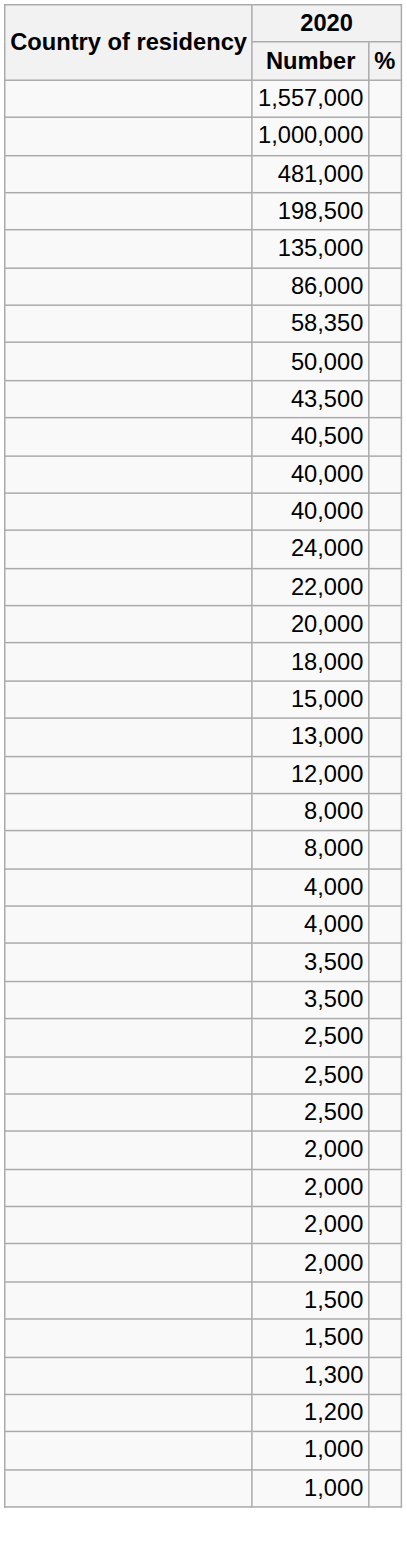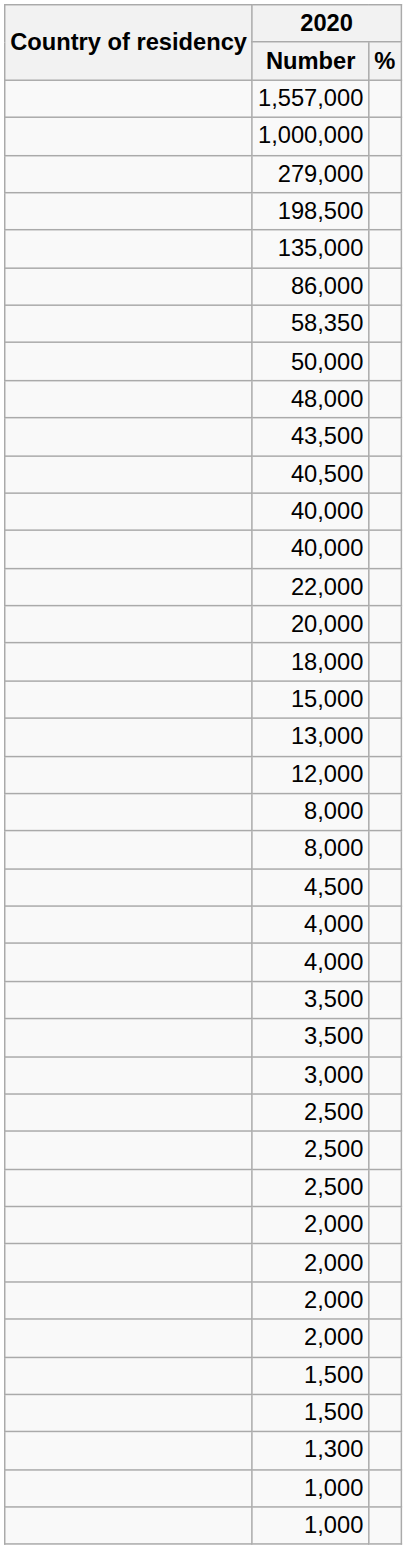- row: (129, 174)
+ row: (129, 174)
+ row: (129, 399)
- row: (129, 549)
+ row: (129, 887)
+ row: (129, 1075)
- row: (129, 1413)
